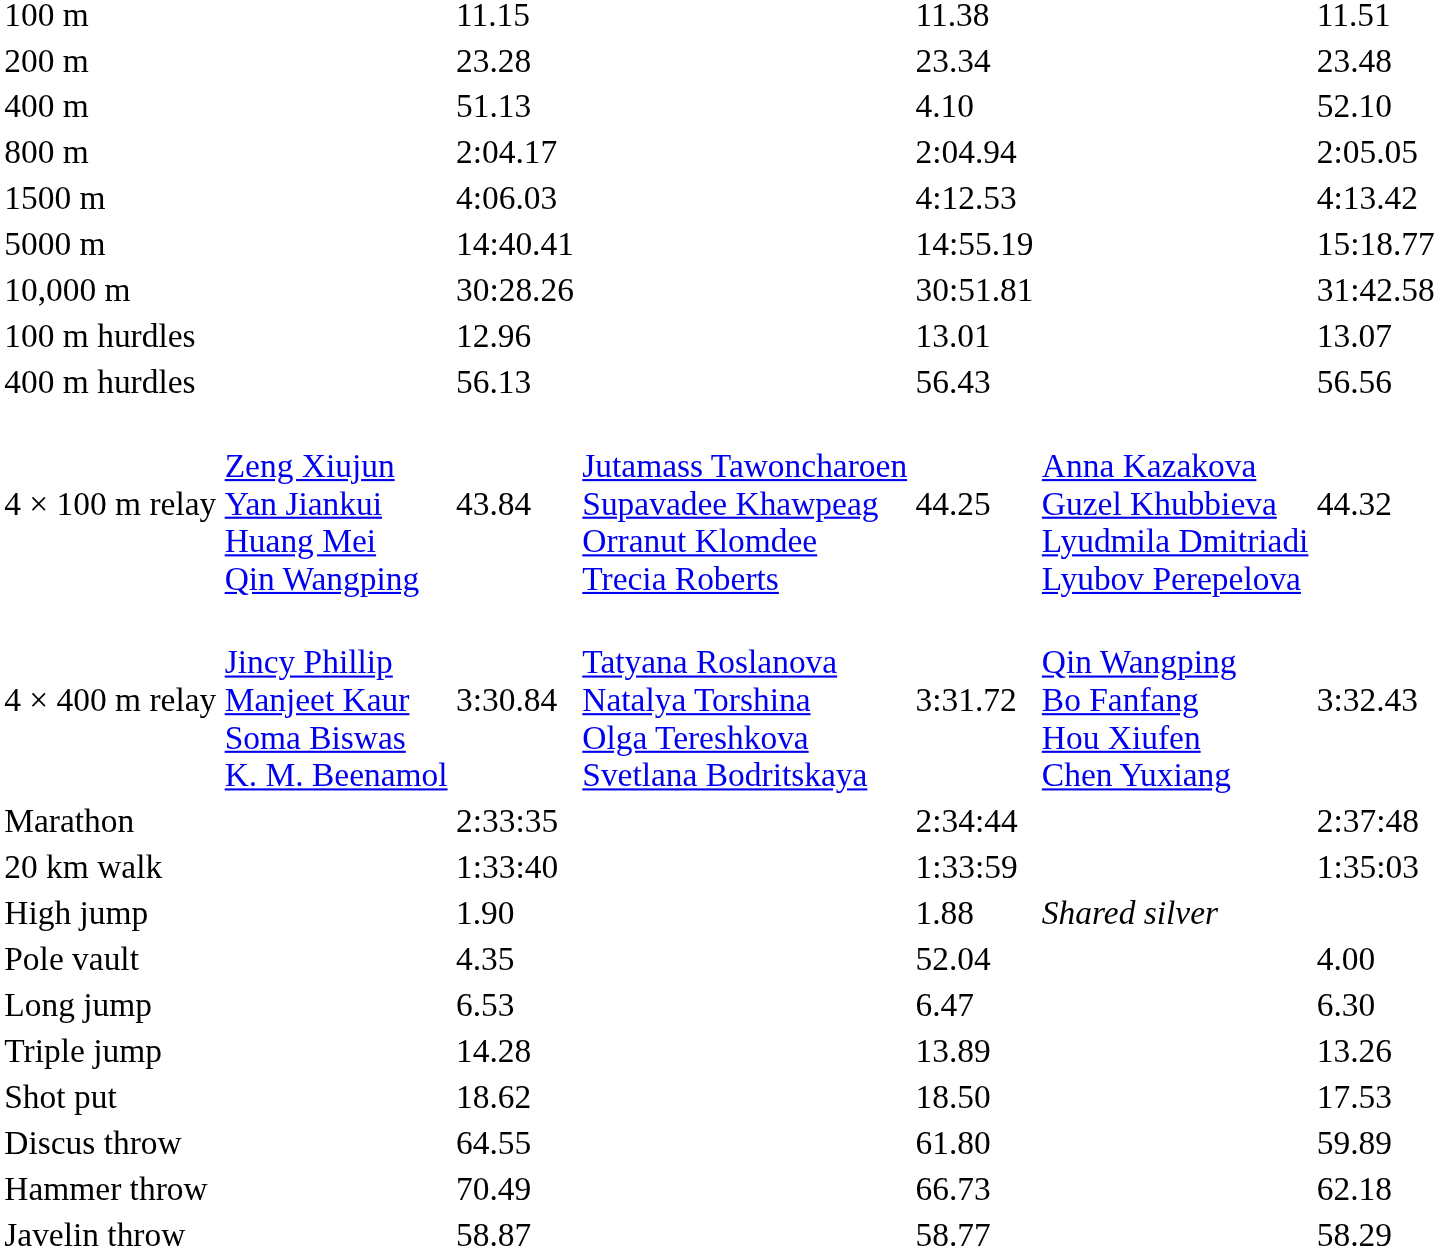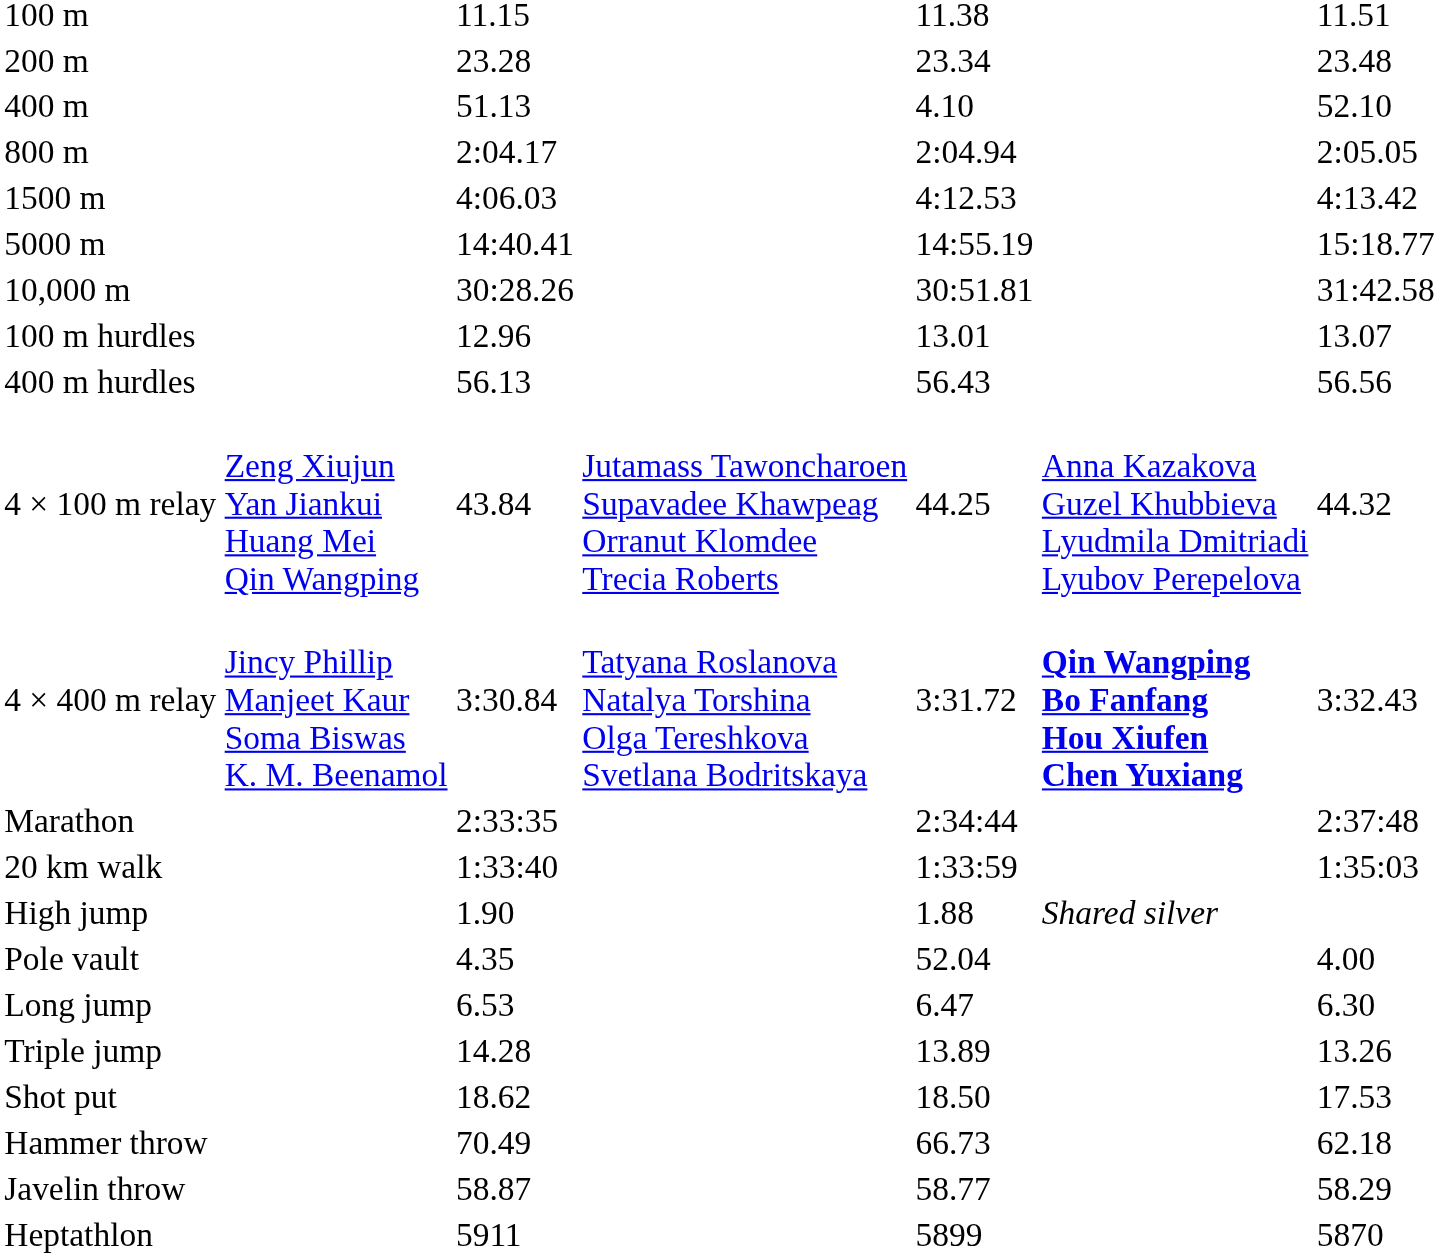(1139, 718) normal -> (1146, 718) bold
- row: (93, 1143)
+ row: (79, 1235)
